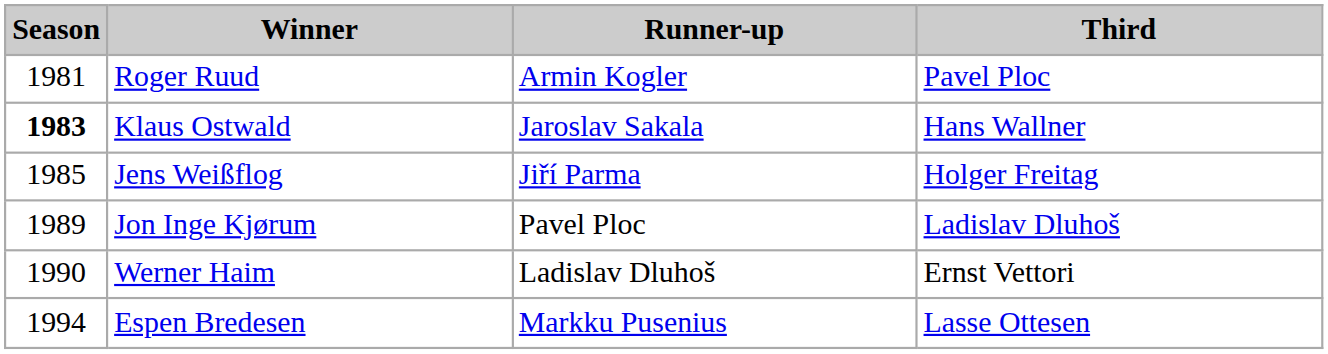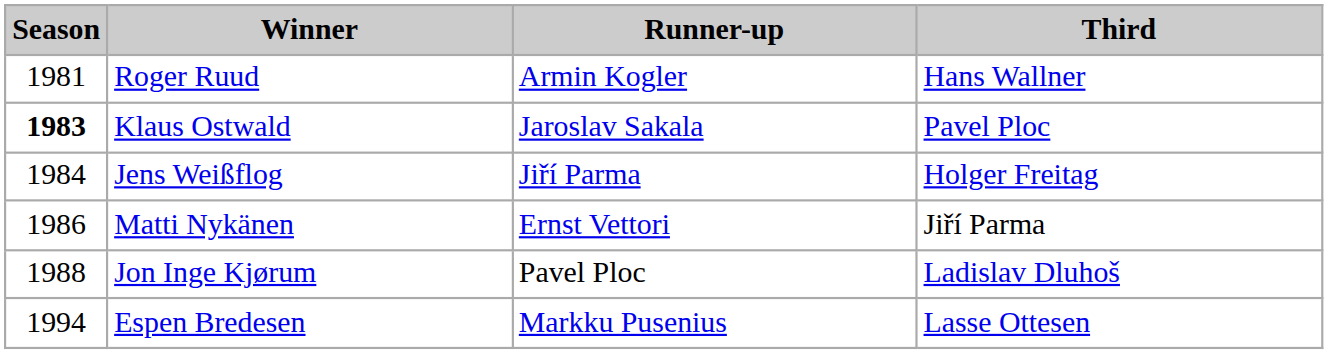(987, 77) Pavel Ploc -> (1005, 77) Hans Wallner
(1005, 126) Hans Wallner -> (987, 126) Pavel Ploc
(56, 175) 1985 -> (56, 175) 1984
+ row: (204, 223)
(56, 223) 1989 -> (56, 272) 1988
- row: (195, 272)
